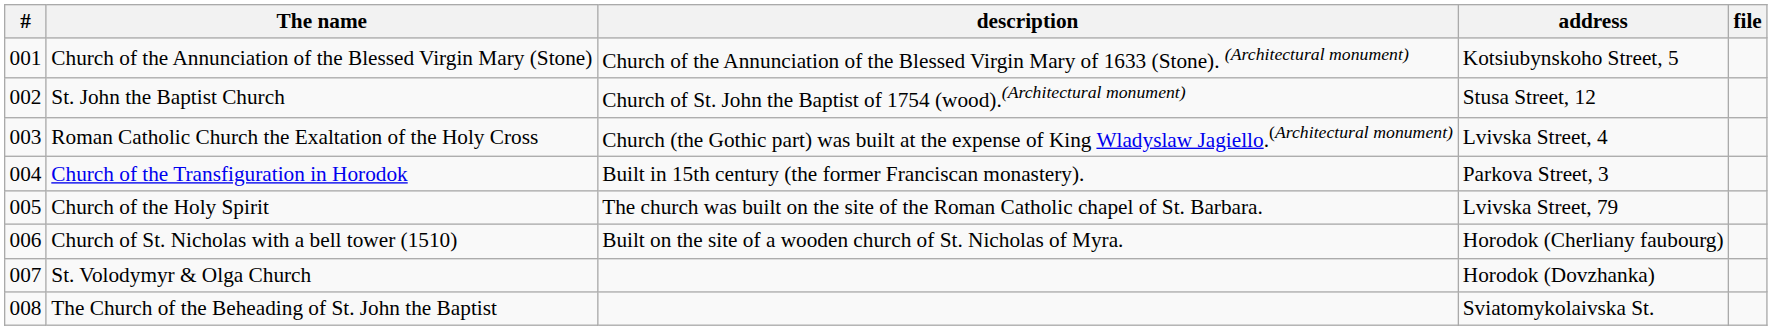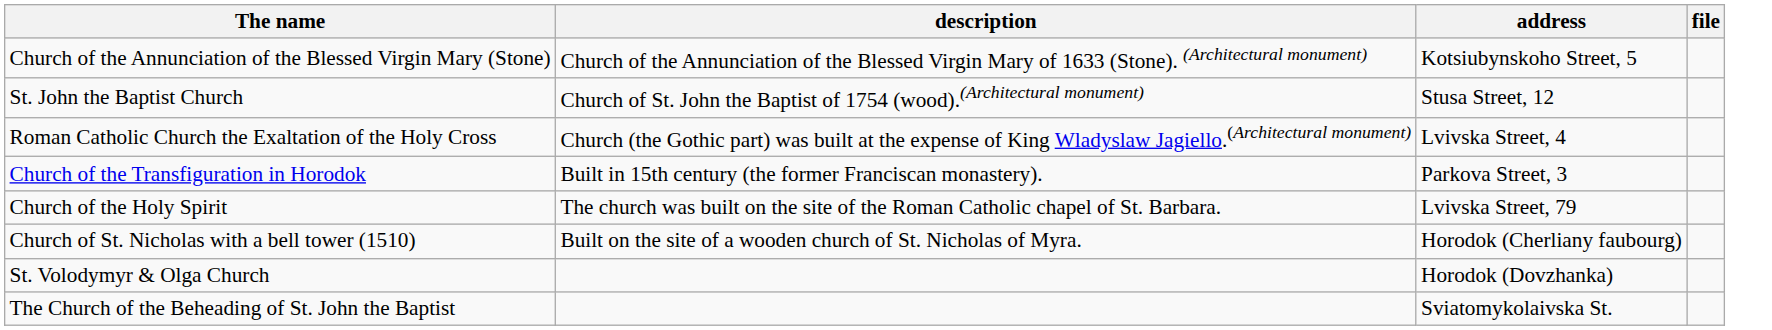- column: (26, 21)
